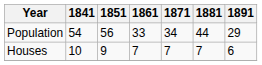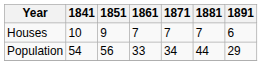rows swapped: (35, 32) <-> (27, 51)
